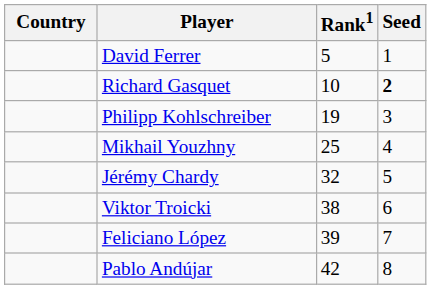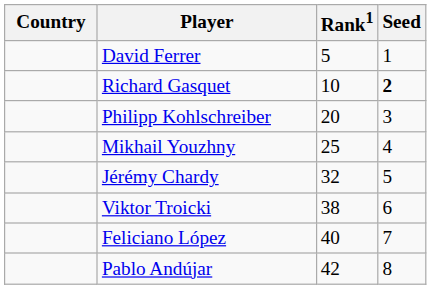(330, 116) 19 -> (330, 116) 20
(330, 238) 39 -> (330, 238) 40
